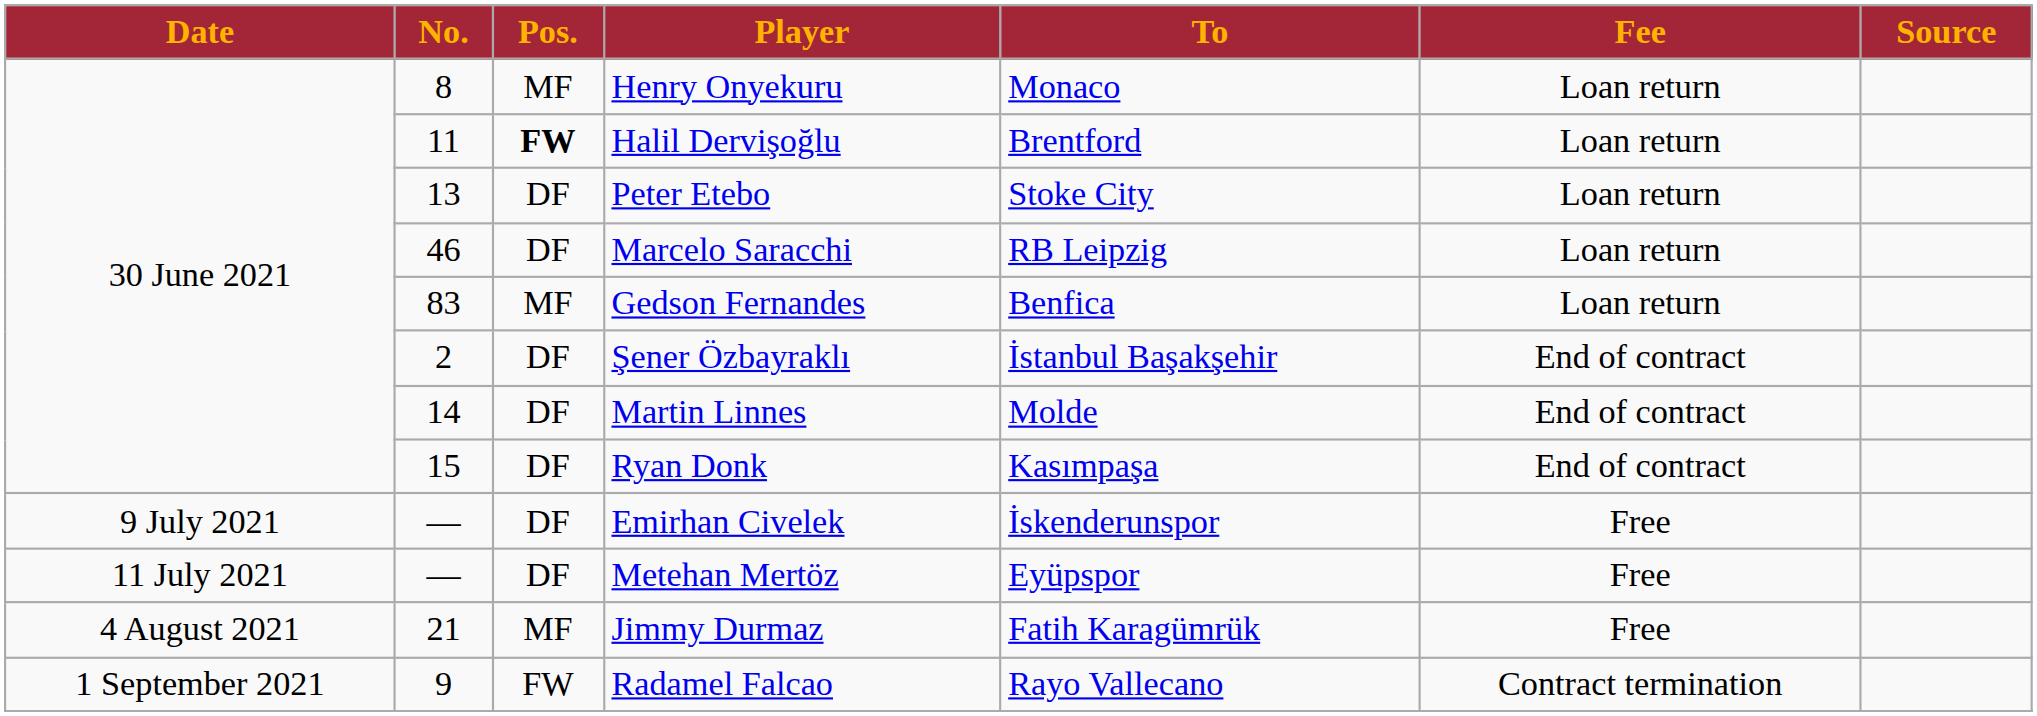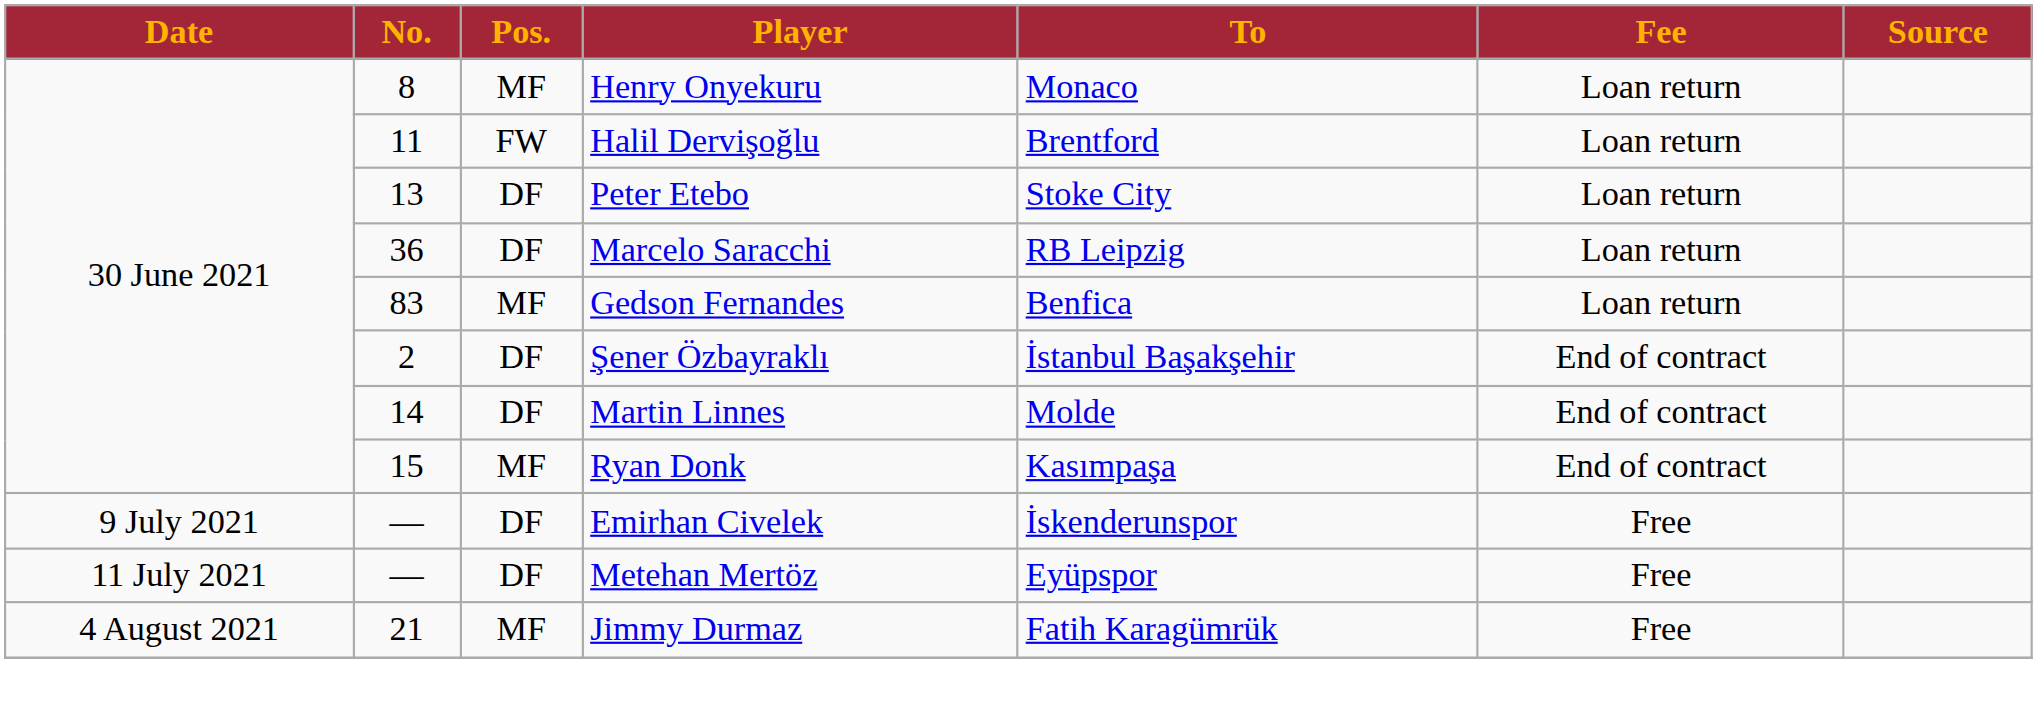(548, 140) bold -> (521, 140) normal
(444, 248) 46 -> (407, 248) 36
(548, 466) DF -> (521, 466) MF
- row: (722, 683)
